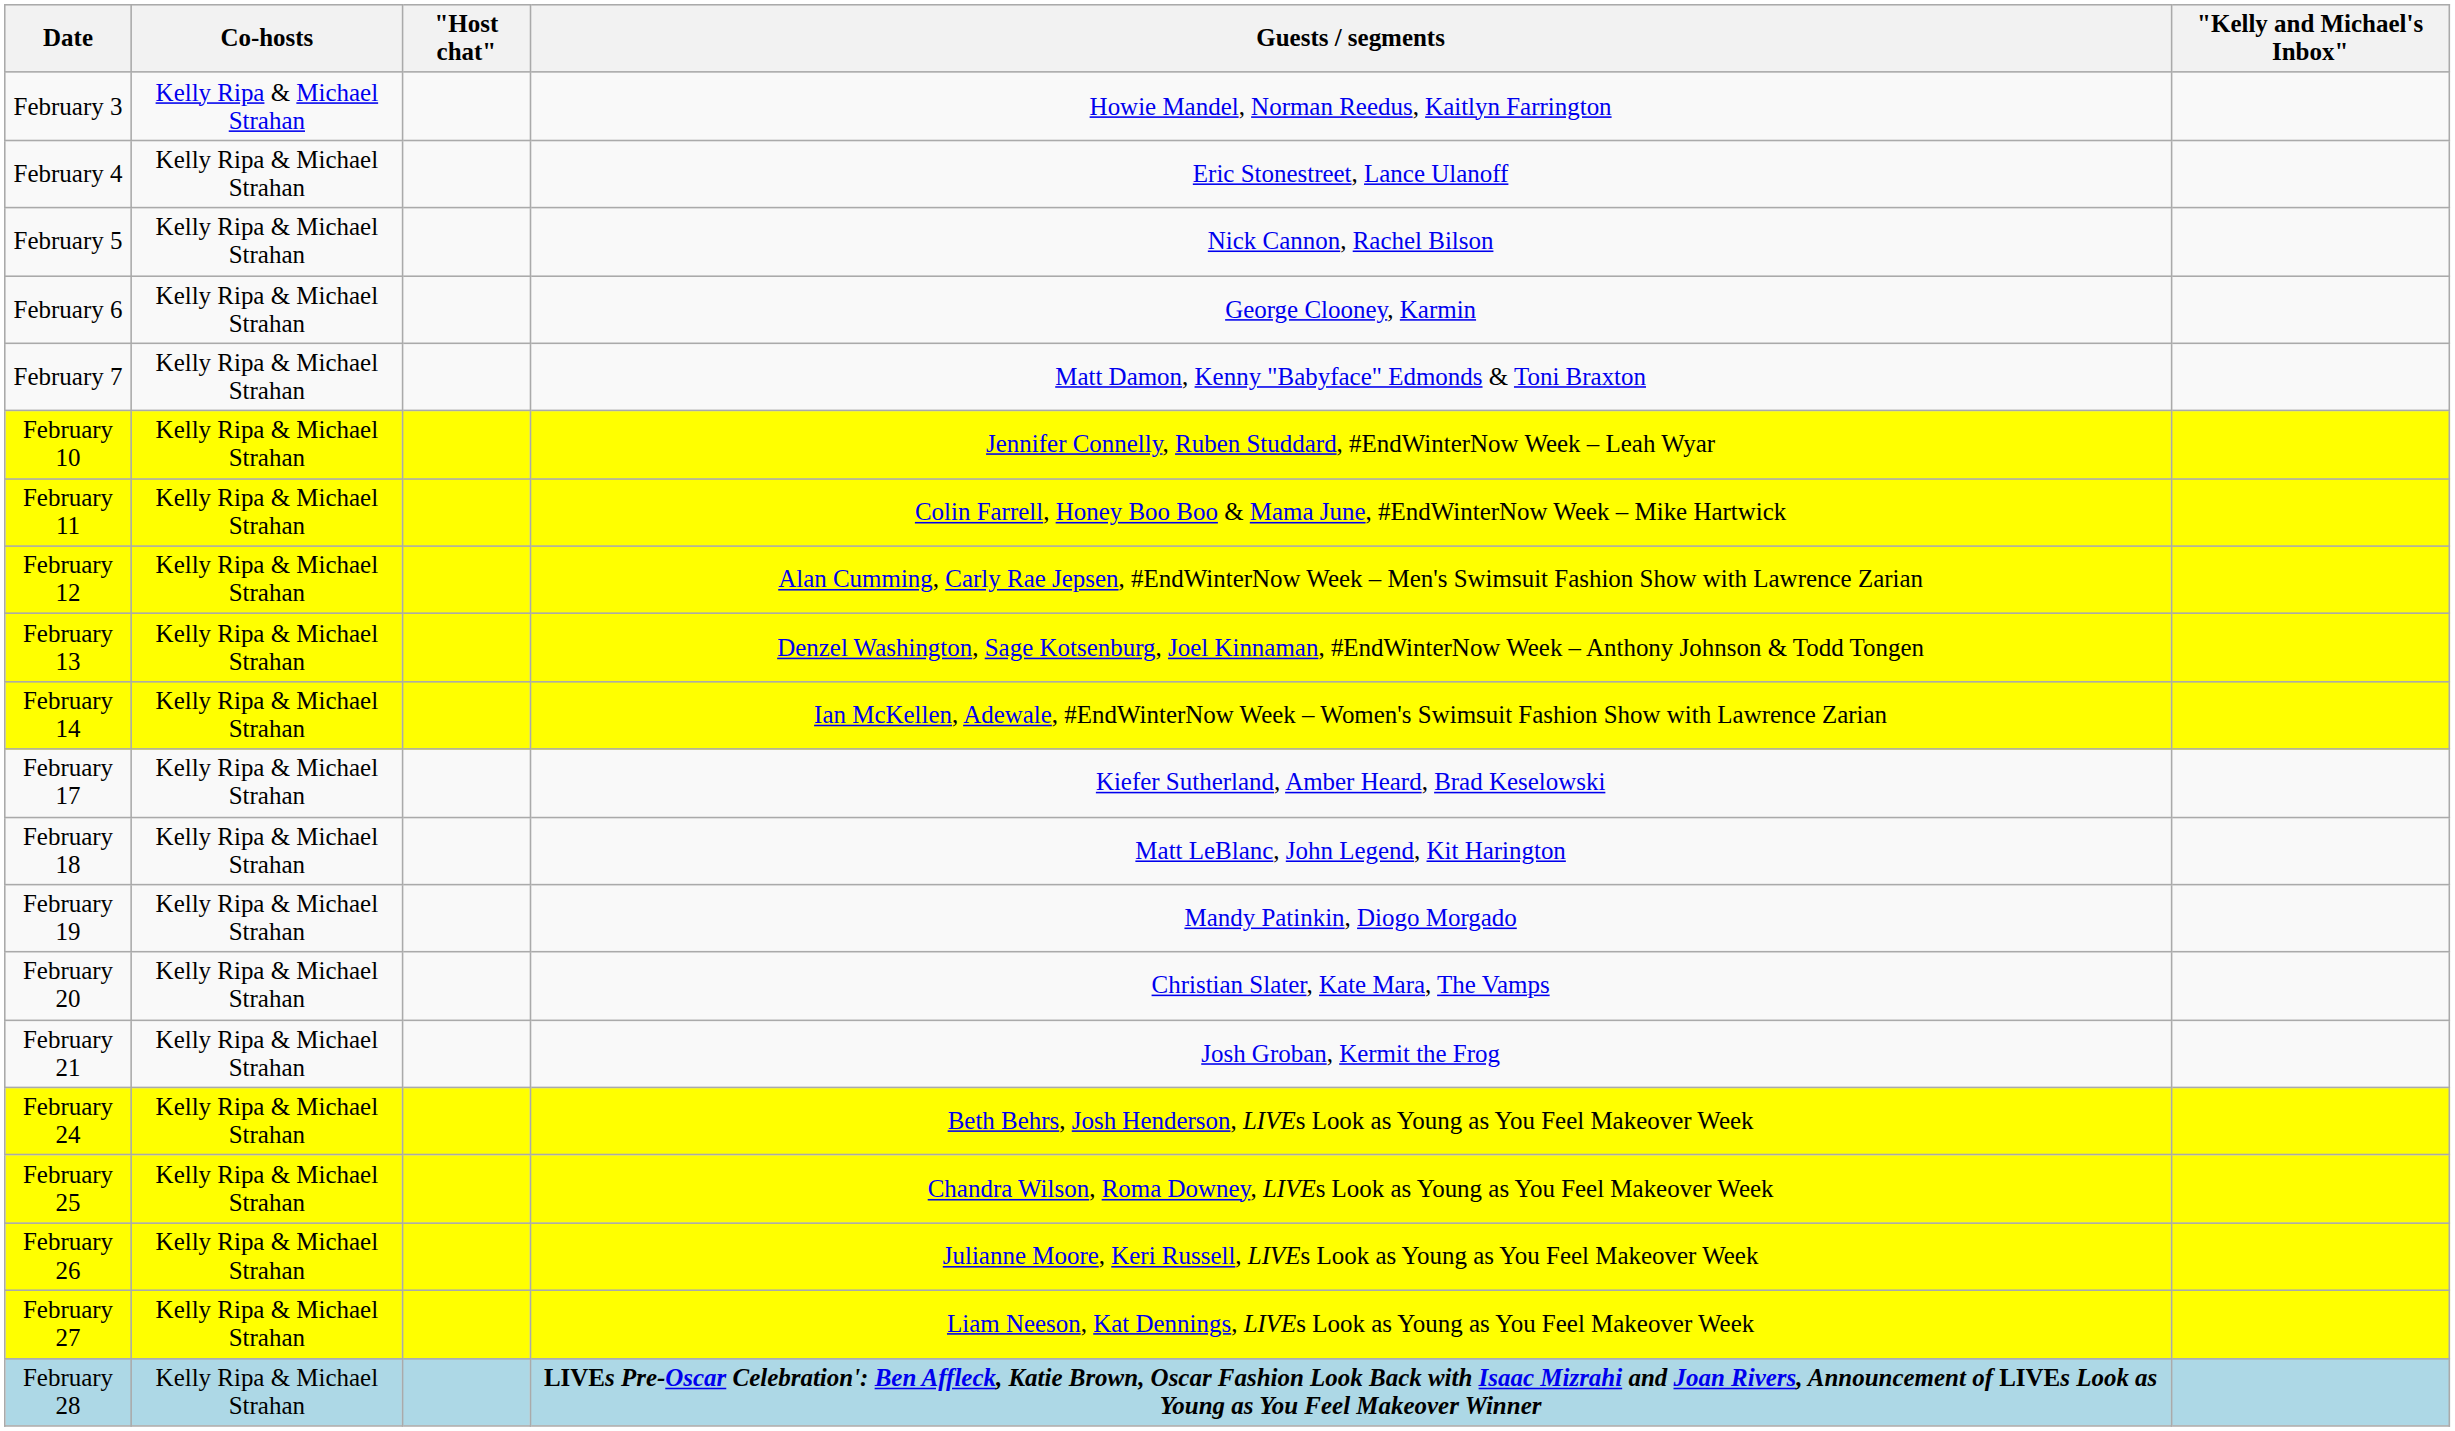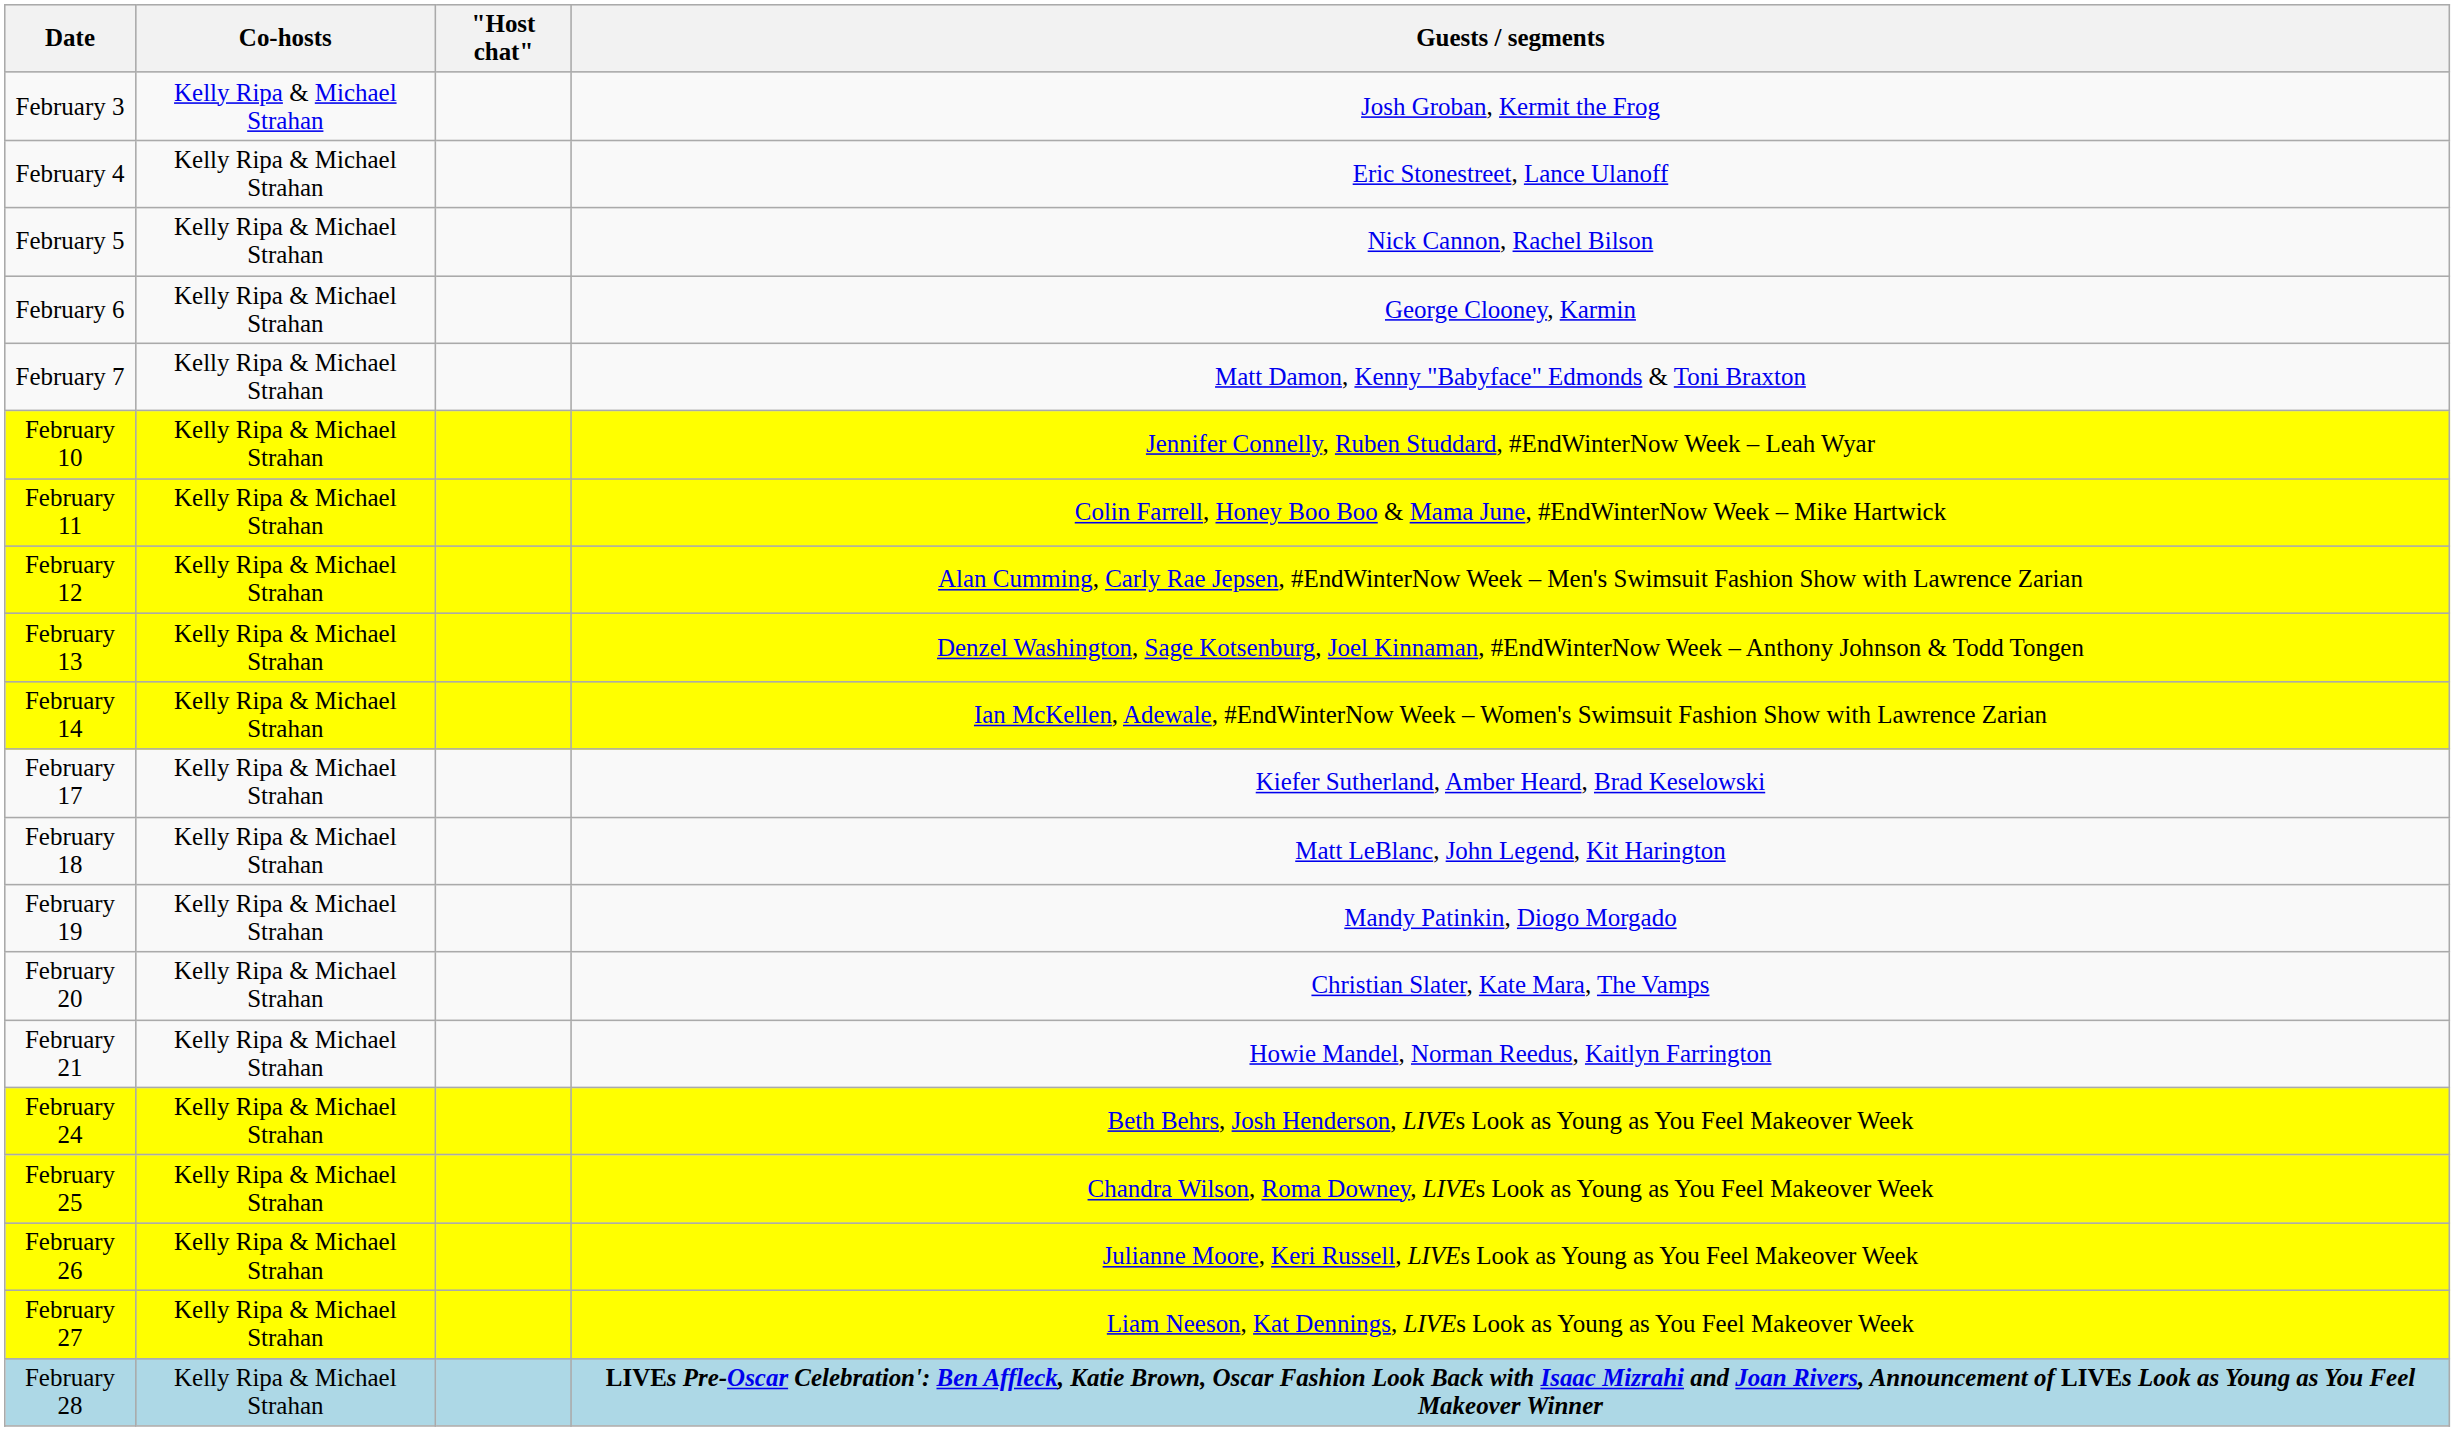- column: (2310, 38)
(1351, 105) Howie Mandel, Norman Reedus, Kaitlyn Farrington -> (1510, 105) Josh Groban, Kermit the Frog
(1351, 1053) Josh Groban, Kermit the Frog -> (1510, 1053) Howie Mandel, Norman Reedus, Kaitlyn Farrington
